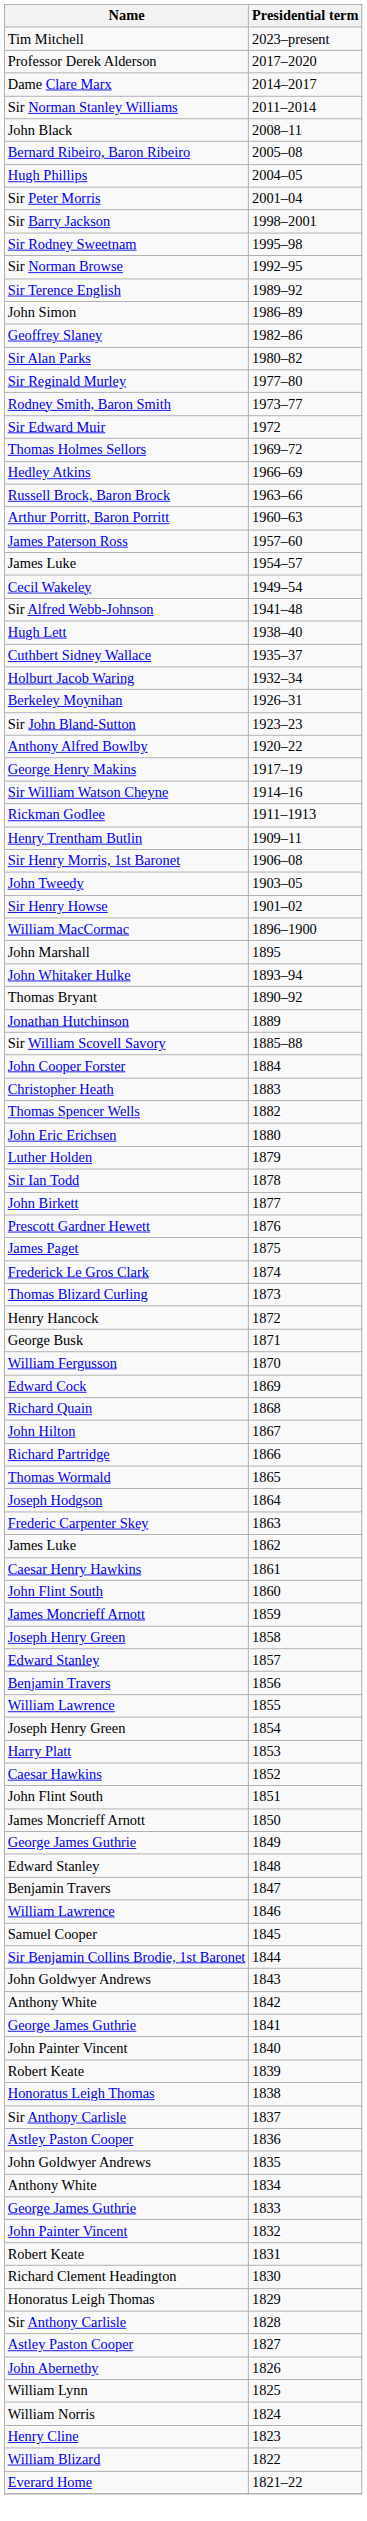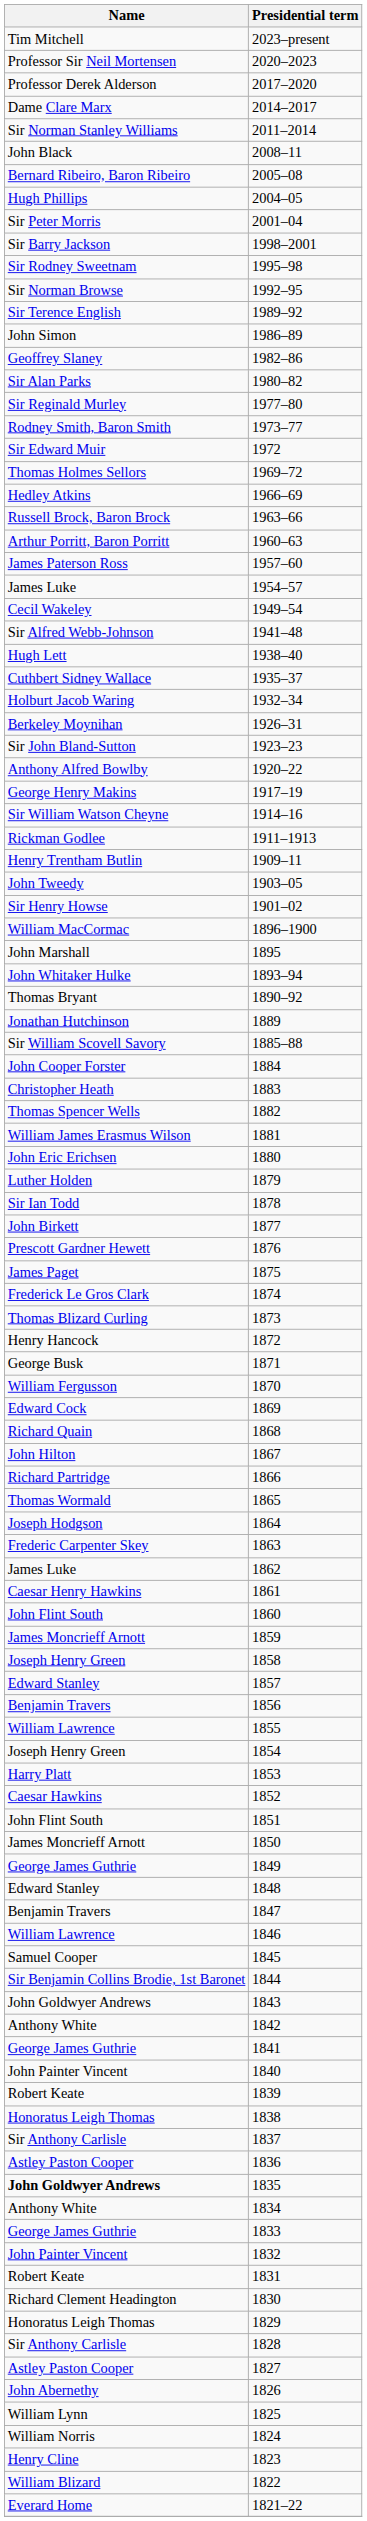+ row: (284, 61)
- row: (277, 860)
+ row: (266, 1134)
(79, 2162) normal -> (84, 2185) bold
